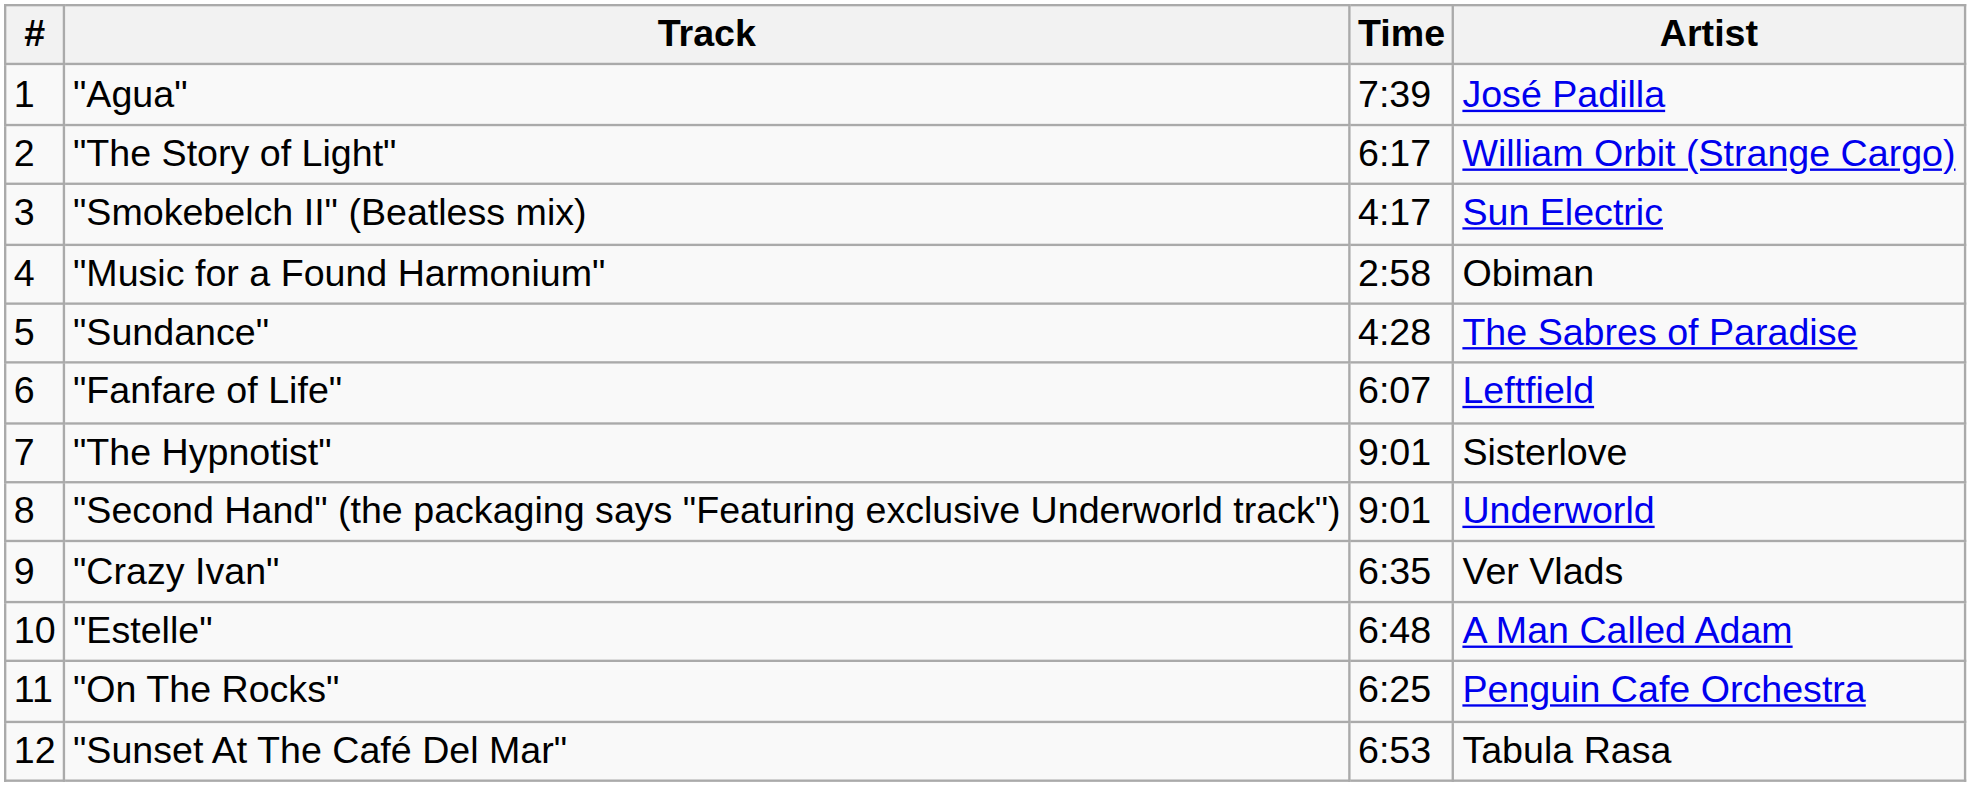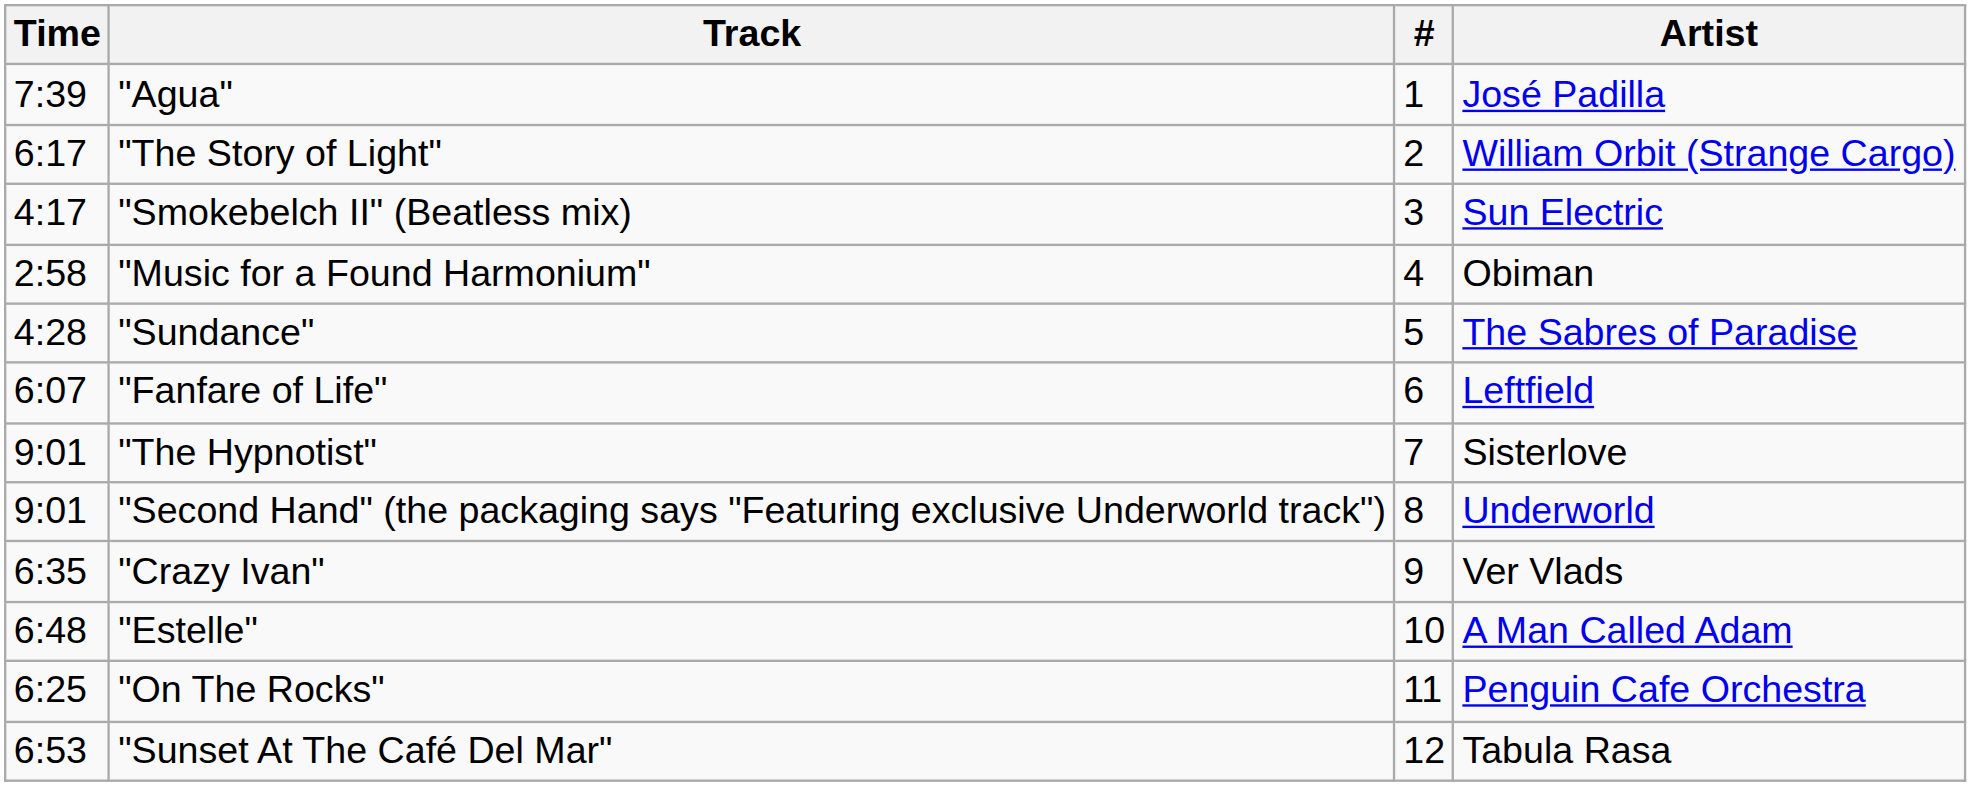columns swapped: (35, 34) <-> (1402, 34)
